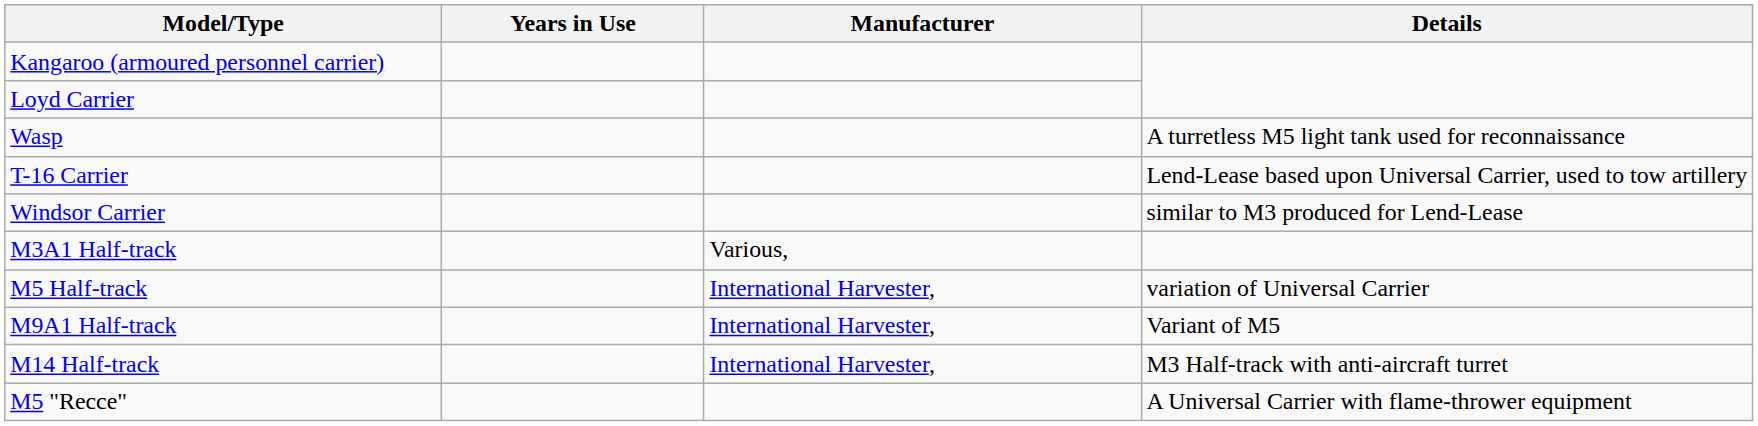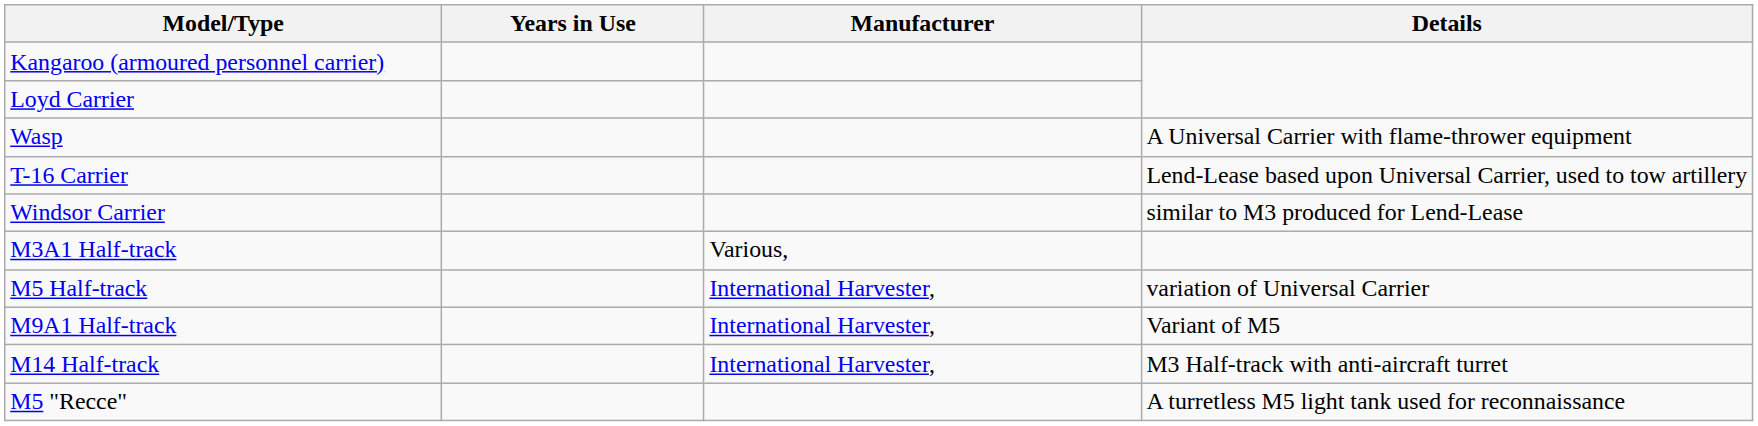(1386, 136) A turretless M5 light tank used for reconnaissance -> (1389, 136) A Universal Carrier with flame-thrower equipment
(1389, 401) A Universal Carrier with flame-thrower equipment -> (1386, 401) A turretless M5 light tank used for reconnaissance
